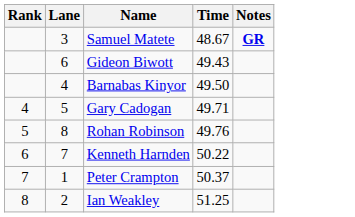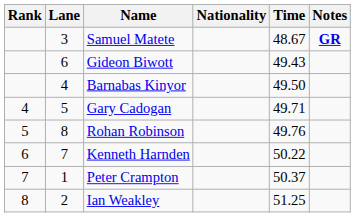+ column: (231, 16)
